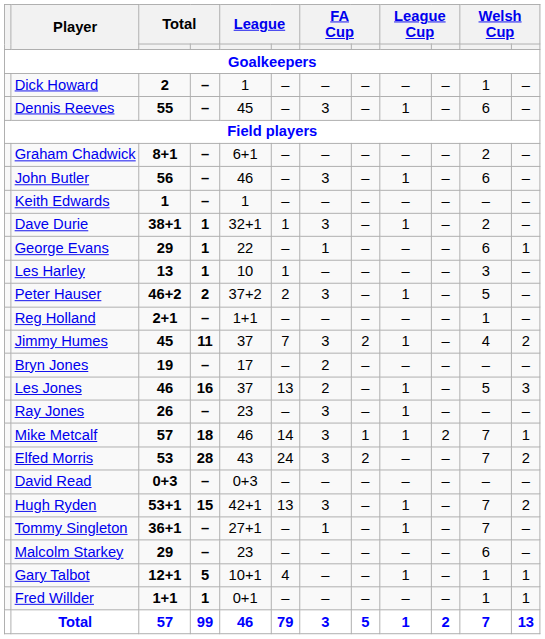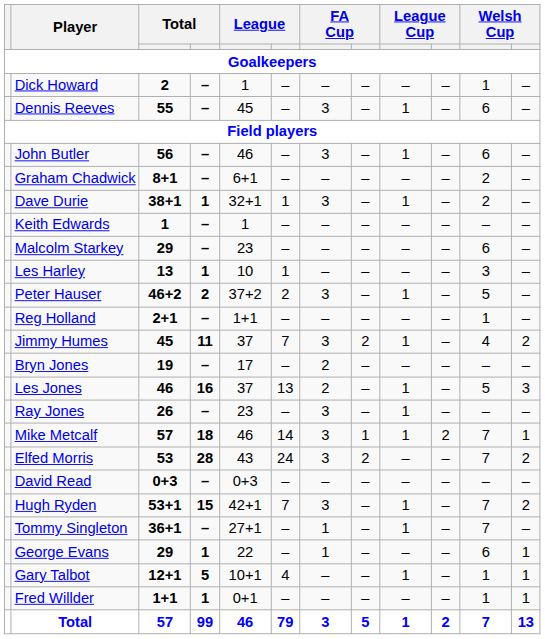rows swapped: (52, 178) <-> (75, 155)
rows swapped: (51, 225) <-> (62, 201)
rows swapped: (62, 248) <-> (69, 551)
(285, 505) 13 -> (285, 505) 7
